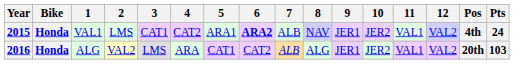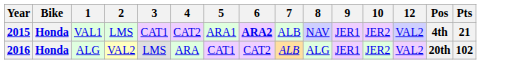- column: (409, 13)
(498, 31) 24 -> (464, 31) 21
(498, 50) 103 -> (464, 50) 102
